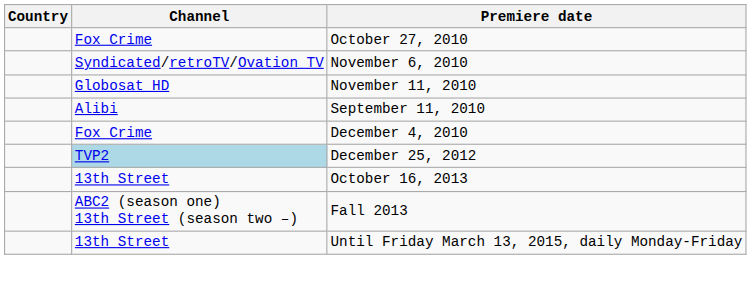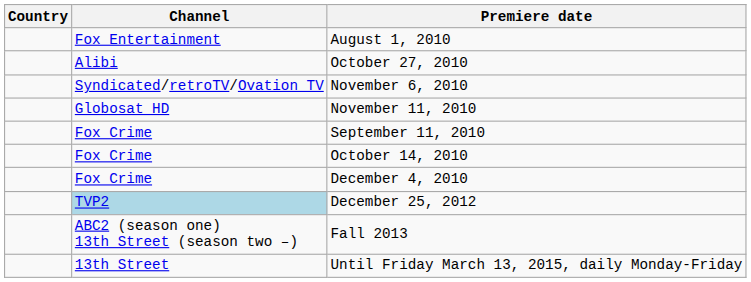+ row: (391, 40)
(113, 40) Fox Crime -> (96, 63) Alibi
(96, 109) Alibi -> (113, 133) Fox Crime
+ row: (399, 156)
- row: (399, 179)
